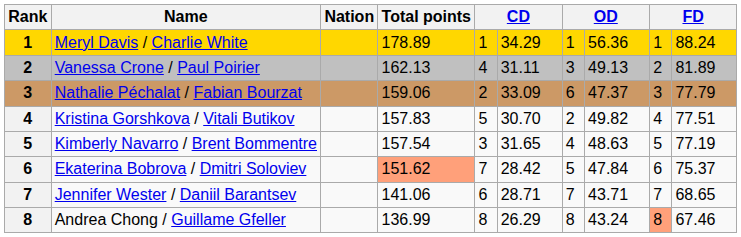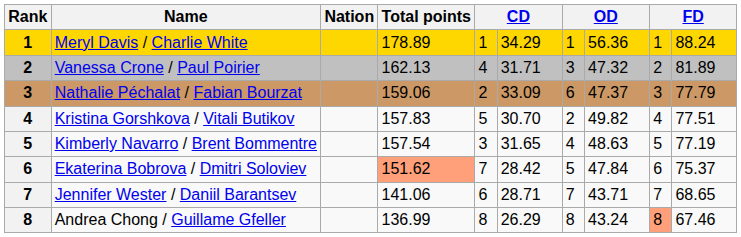(520, 67) 31.11 -> (521, 67) 31.71
(608, 67) 49.13 -> (608, 67) 47.32
